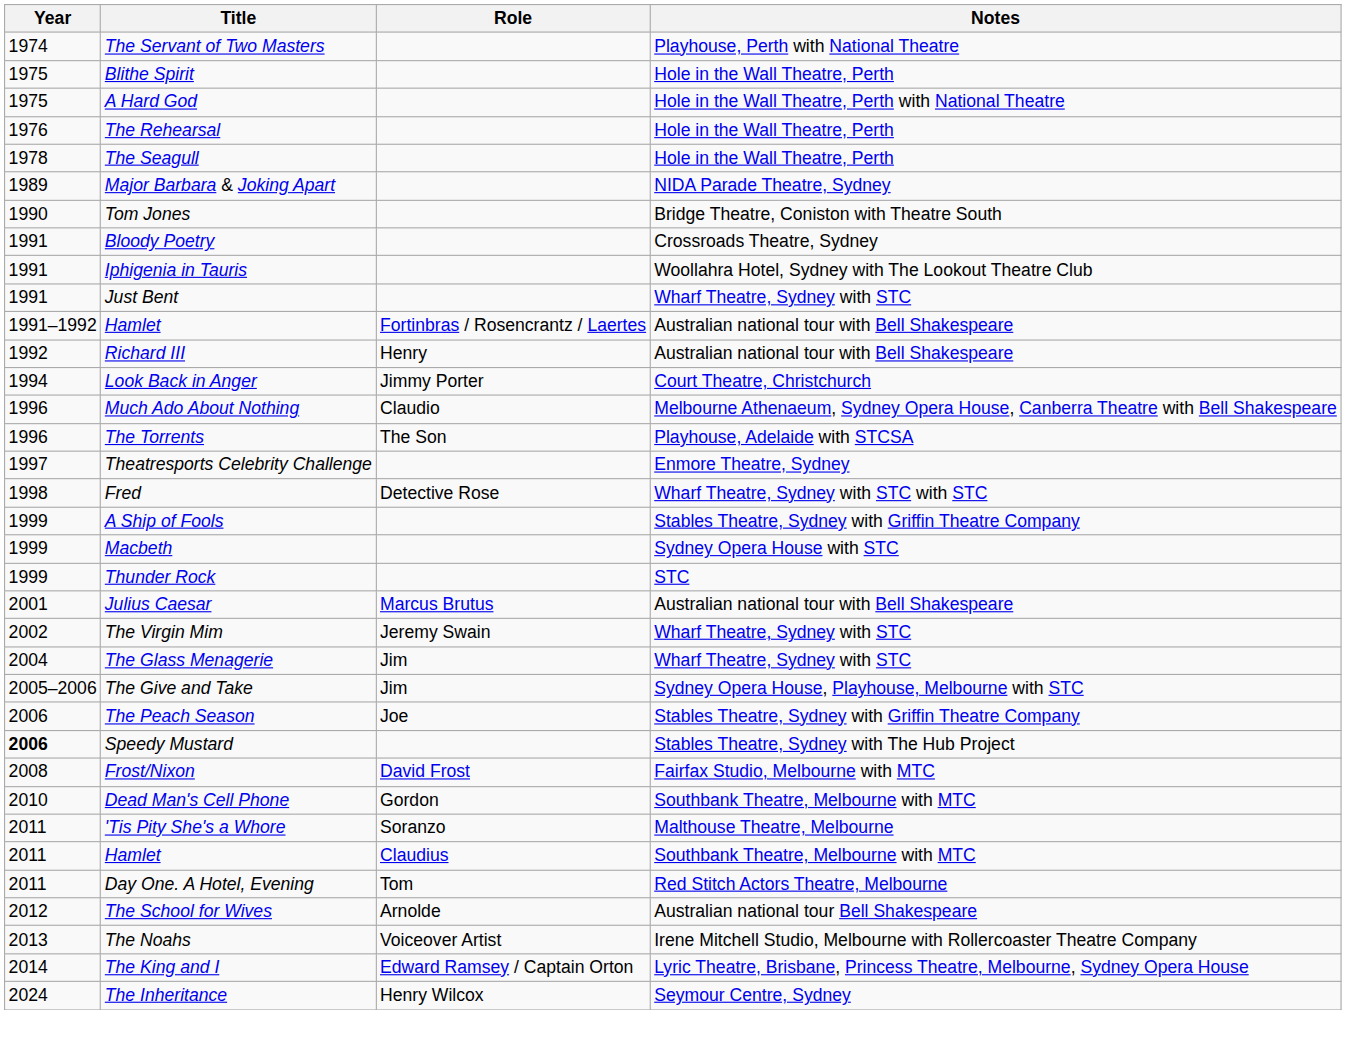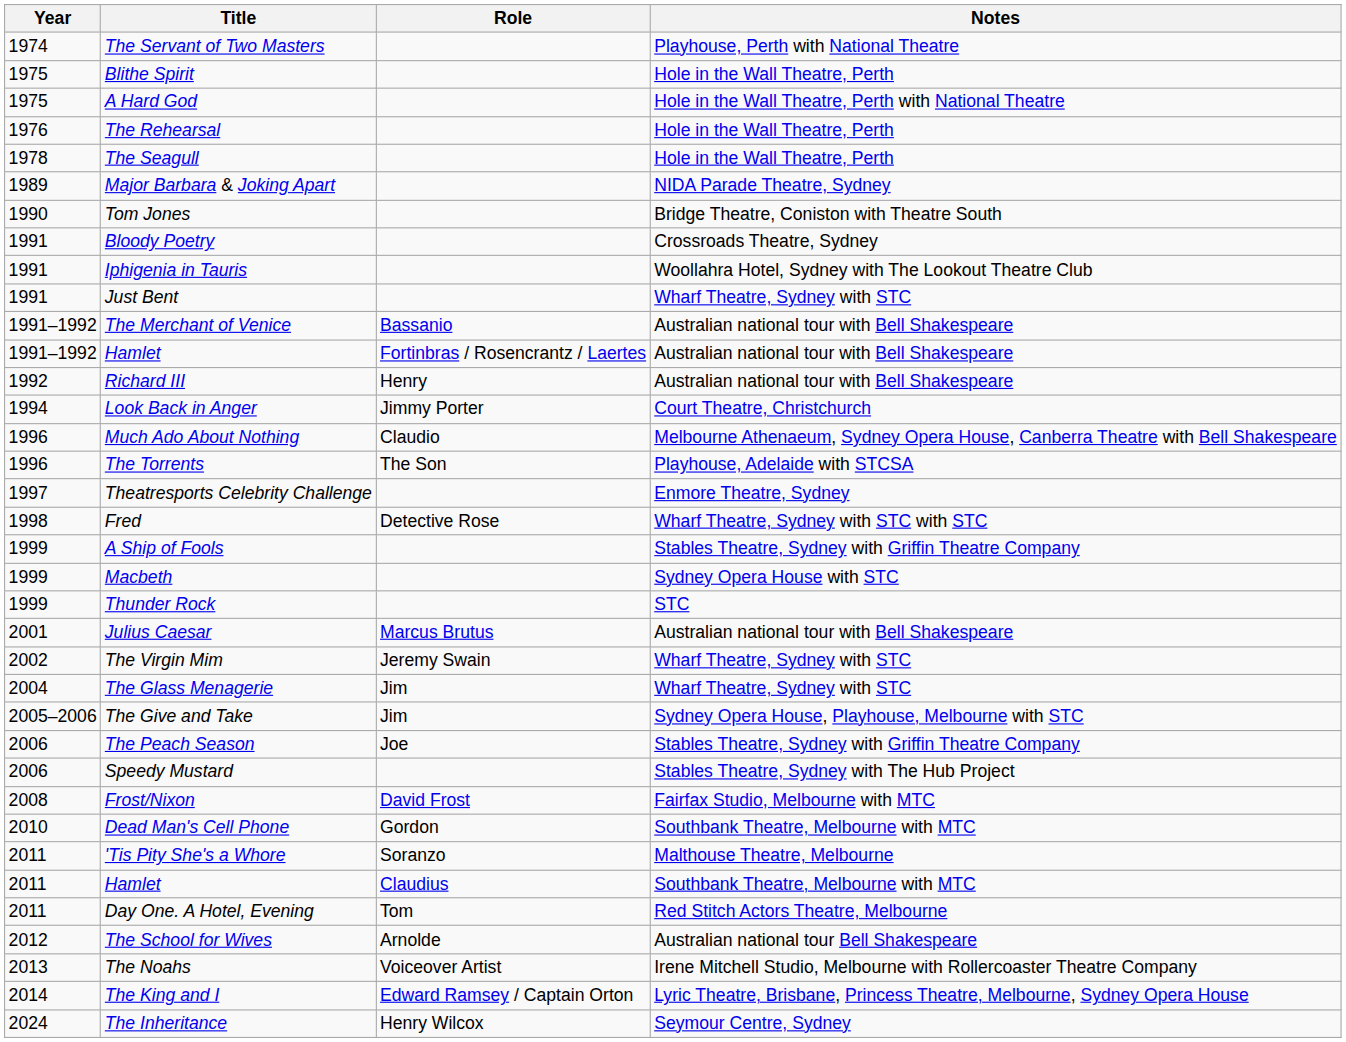+ row: (198, 325)
(28, 744) bold -> (28, 772) normal
